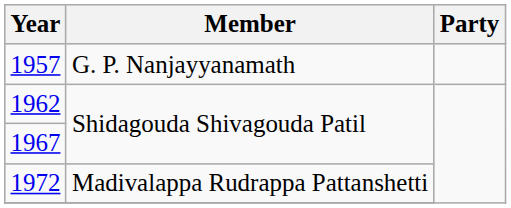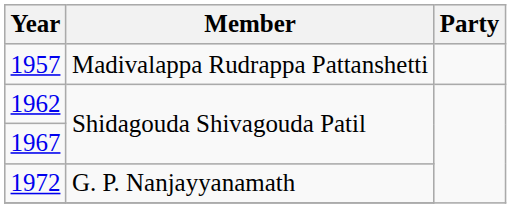(184, 63) G. P. Nanjayyanamath -> (250, 63) Madivalappa Rudrappa Pattanshetti
(250, 182) Madivalappa Rudrappa Pattanshetti -> (184, 182) G. P. Nanjayyanamath
